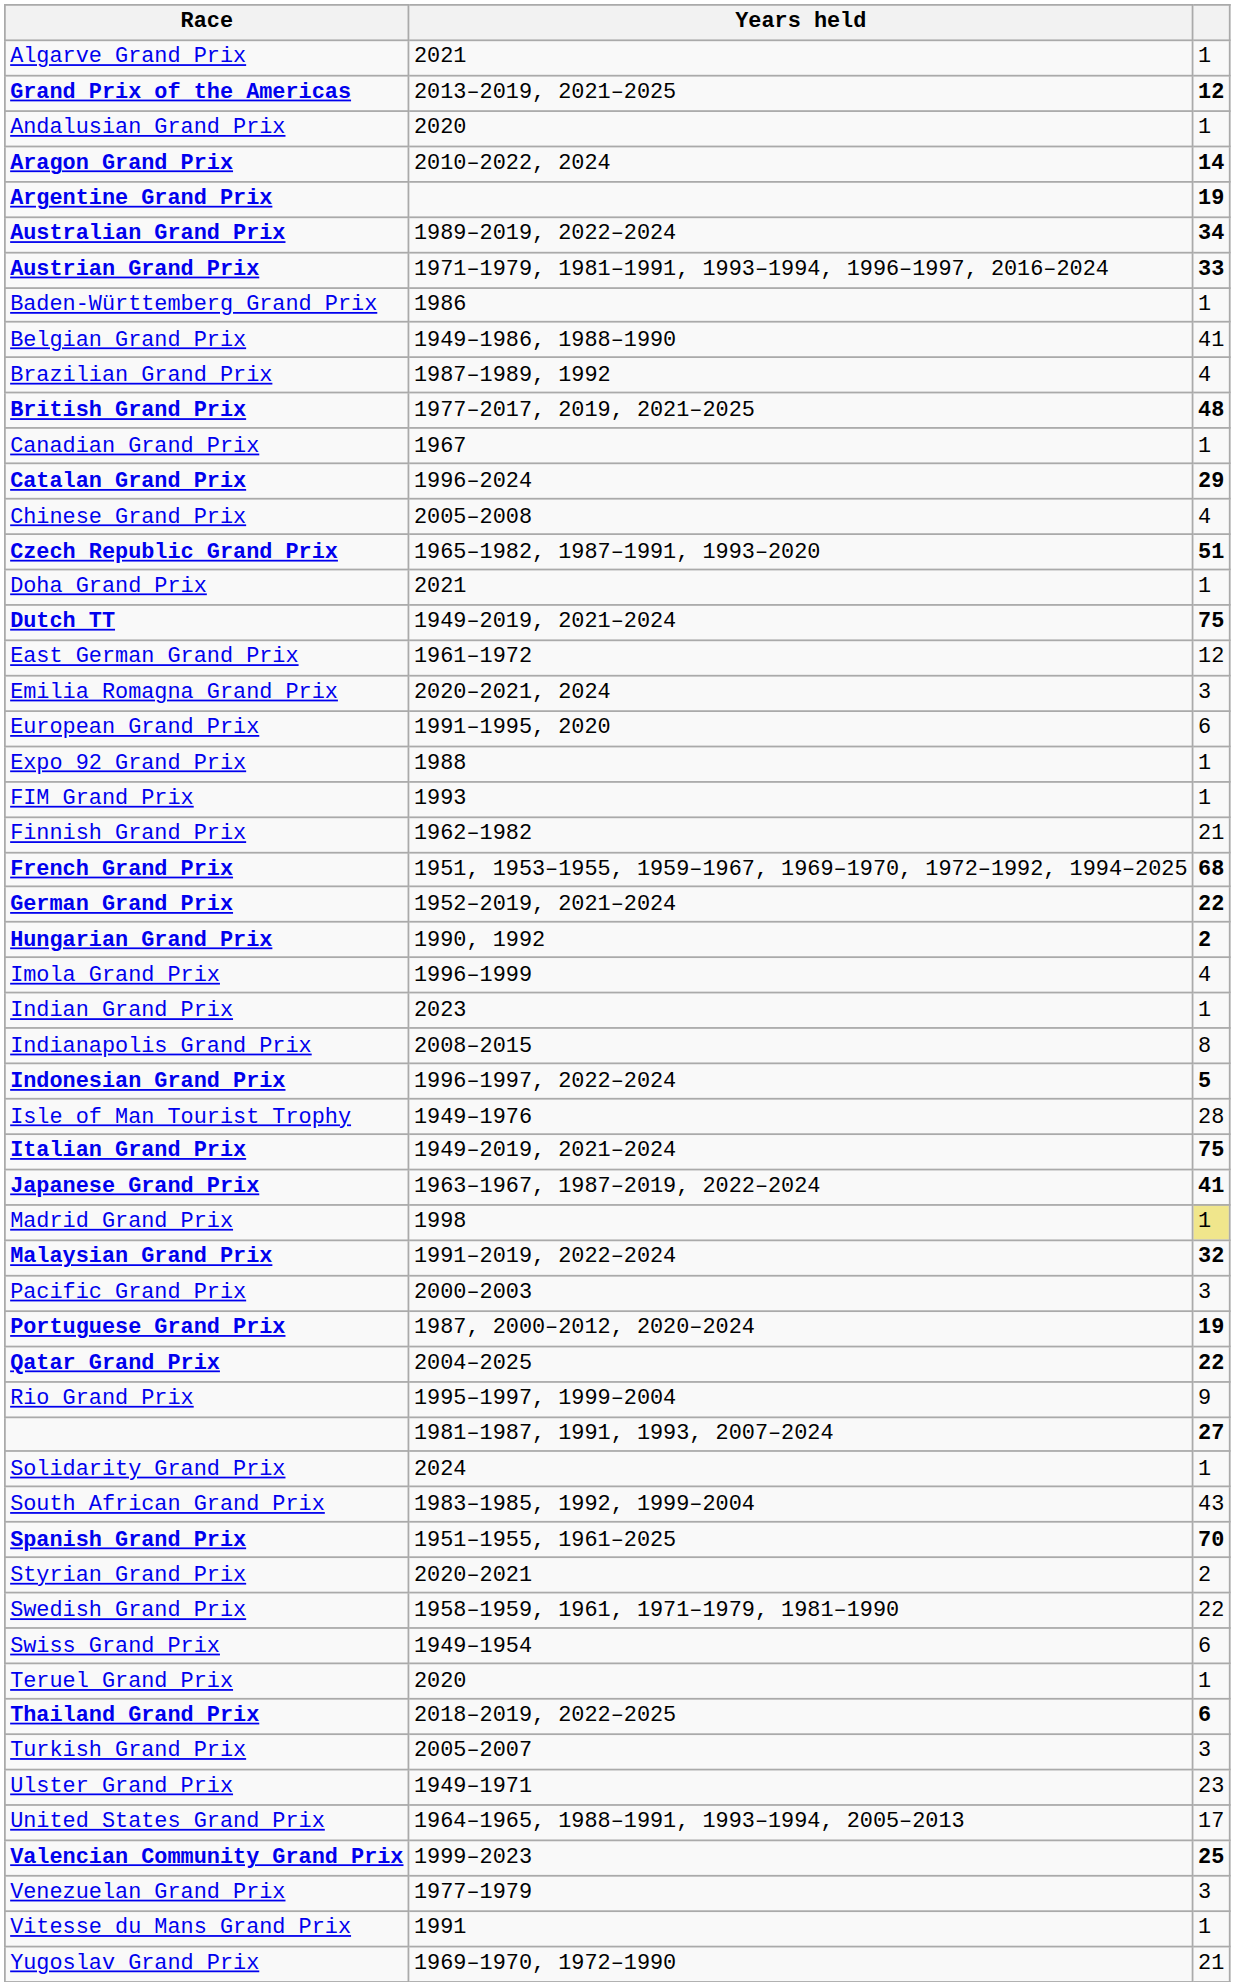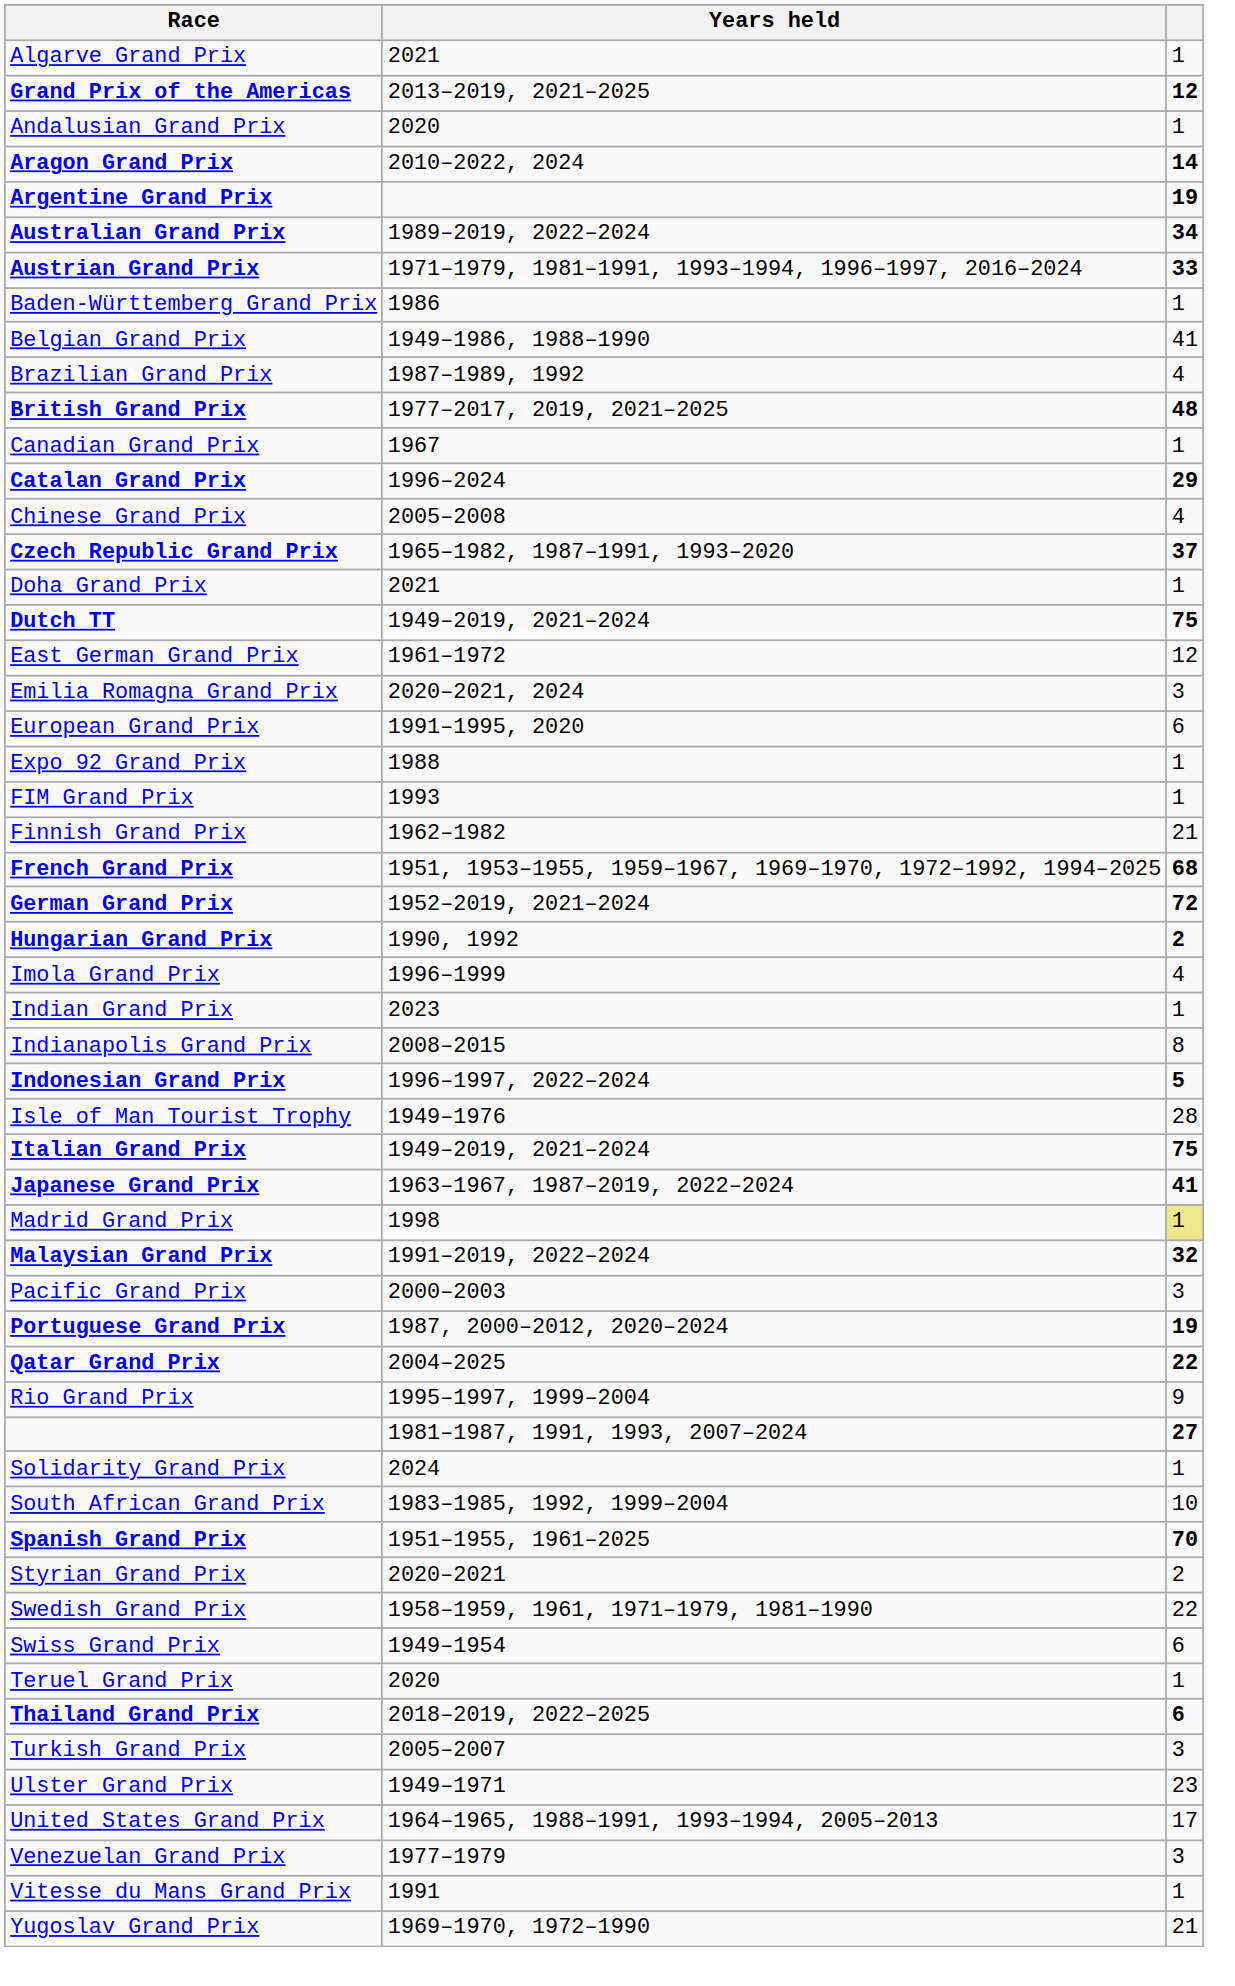(1211, 552) 51 -> (1185, 552) 37
(1211, 905) 22 -> (1185, 905) 72
(1211, 1505) 43 -> (1185, 1505) 10
- row: (207, 1858)
